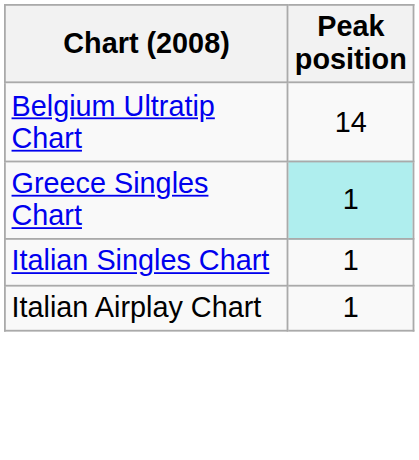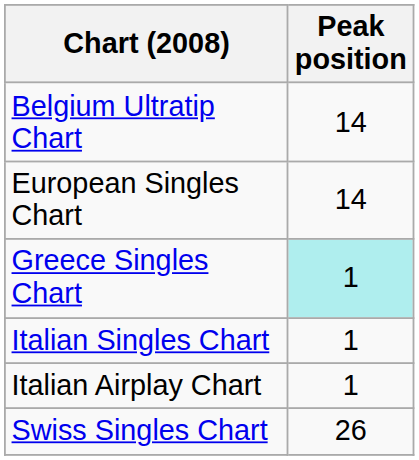+ row: (125, 199)
+ row: (140, 430)
